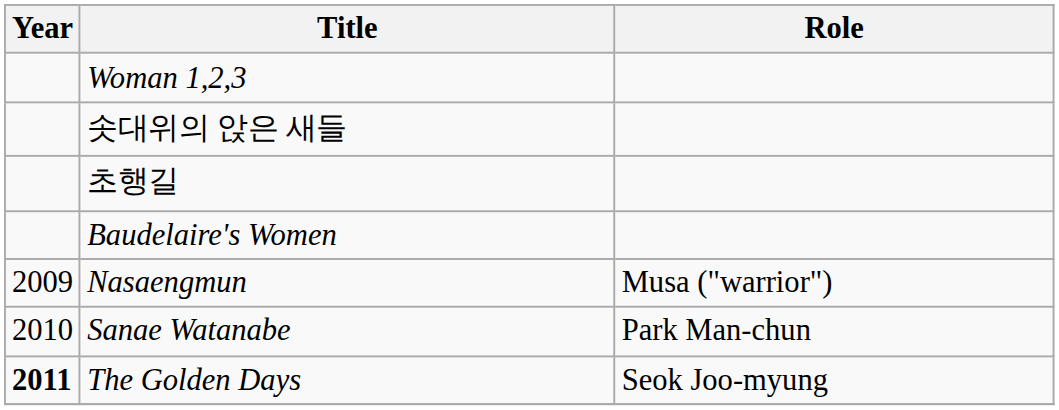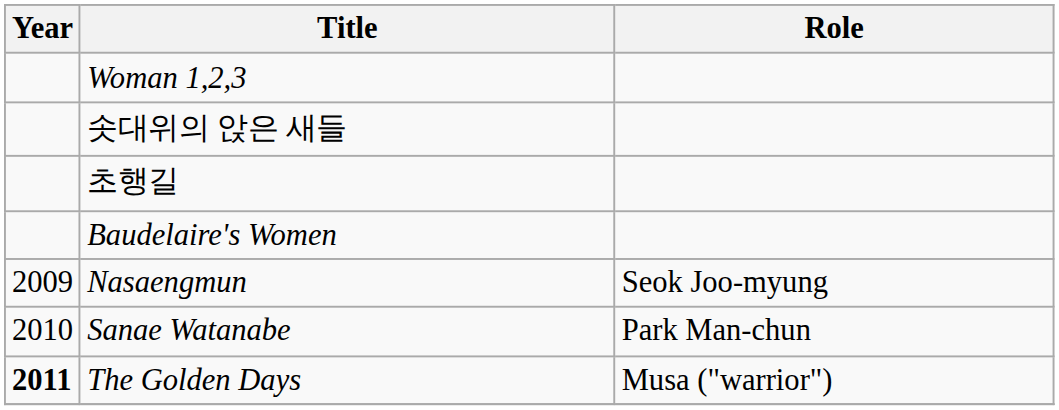(727, 282) Musa ("warrior") -> (725, 282) Seok Joo-myung
(725, 379) Seok Joo-myung -> (727, 379) Musa ("warrior")
